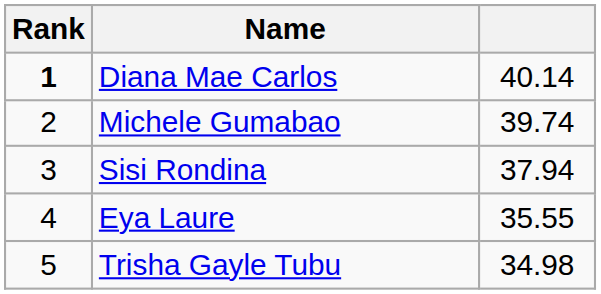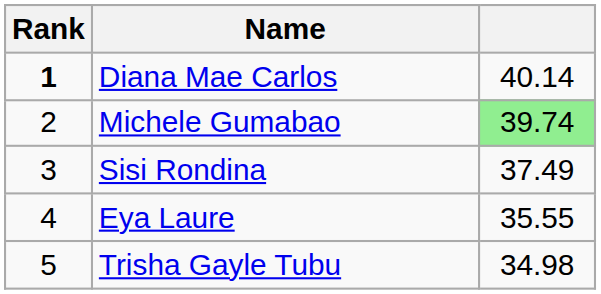(537, 123) no background -> (537, 123) lightgreen background
(537, 170) 37.94 -> (537, 170) 37.49
